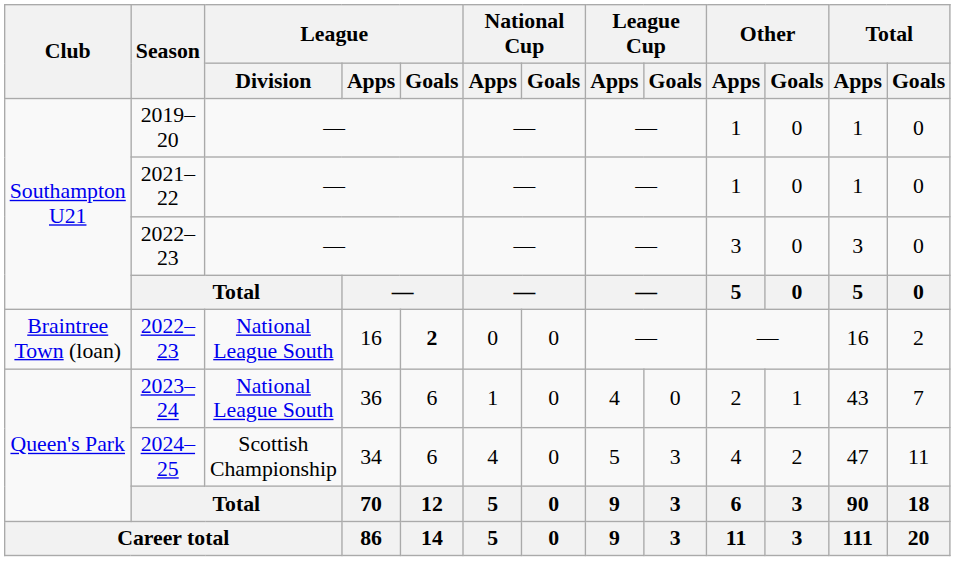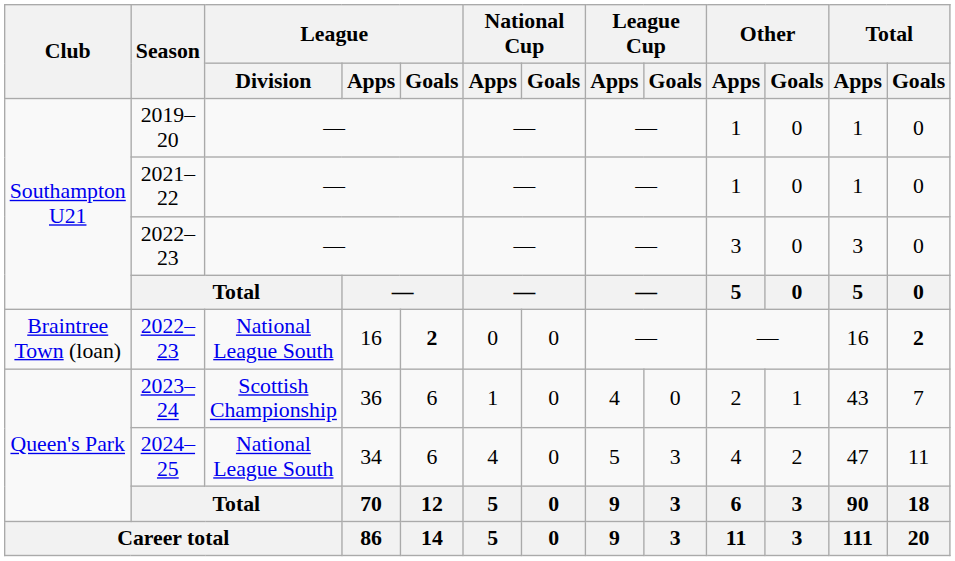(919, 338) normal -> (919, 338) bold
(273, 397) National League South -> (273, 397) Scottish Championship
(273, 456) Scottish Championship -> (273, 456) National League South
